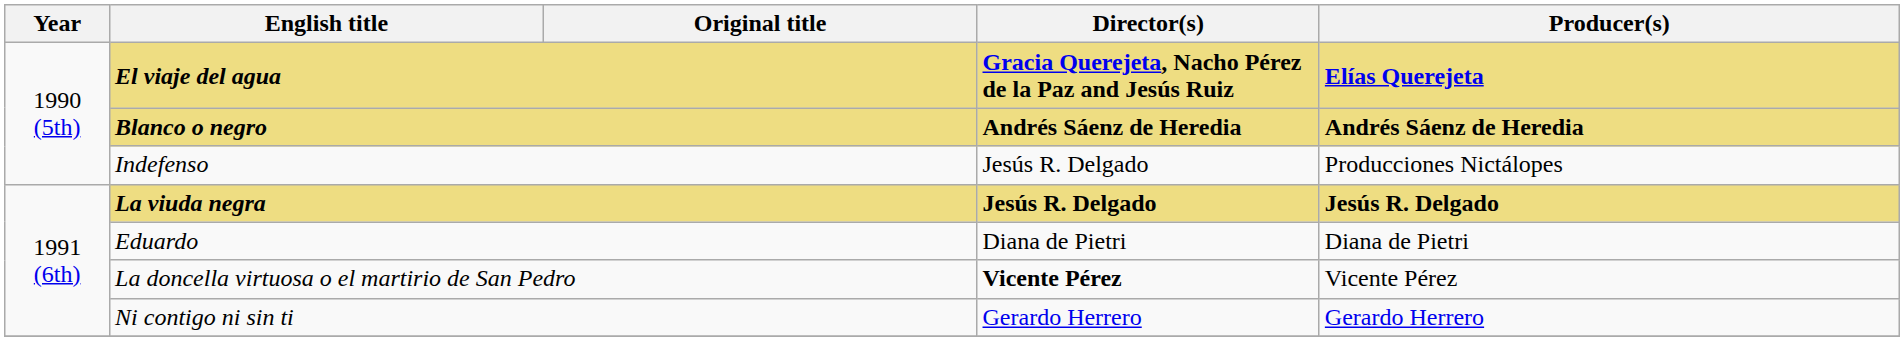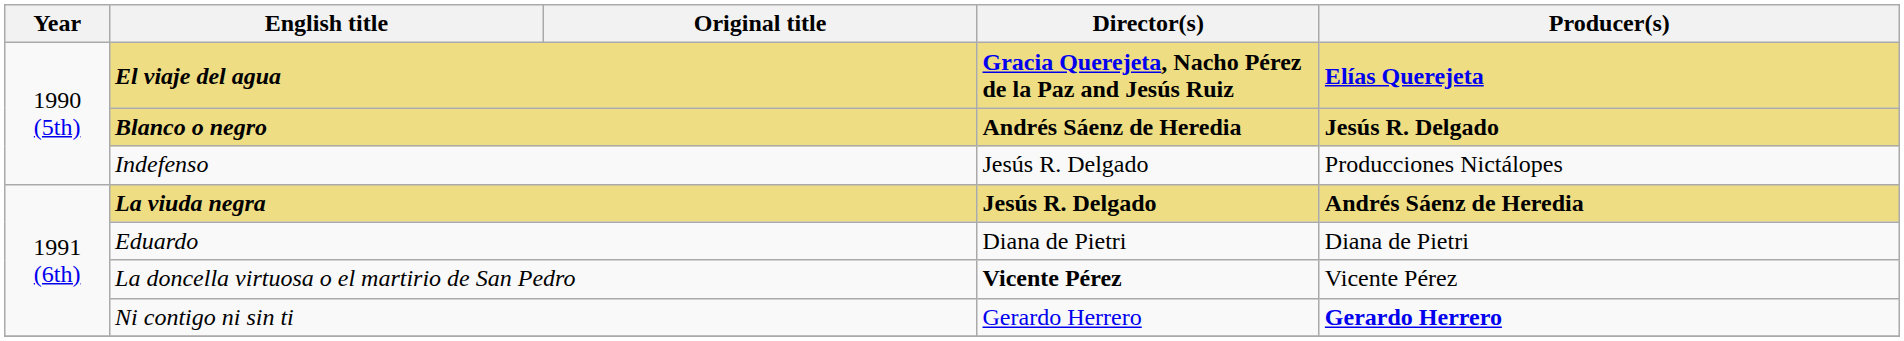(1454, 126) Andrés Sáenz de Heredia -> (1412, 126) Jesús R. Delgado
(1412, 202) Jesús R. Delgado -> (1454, 202) Andrés Sáenz de Heredia
(1404, 316) normal -> (1413, 316) bold
